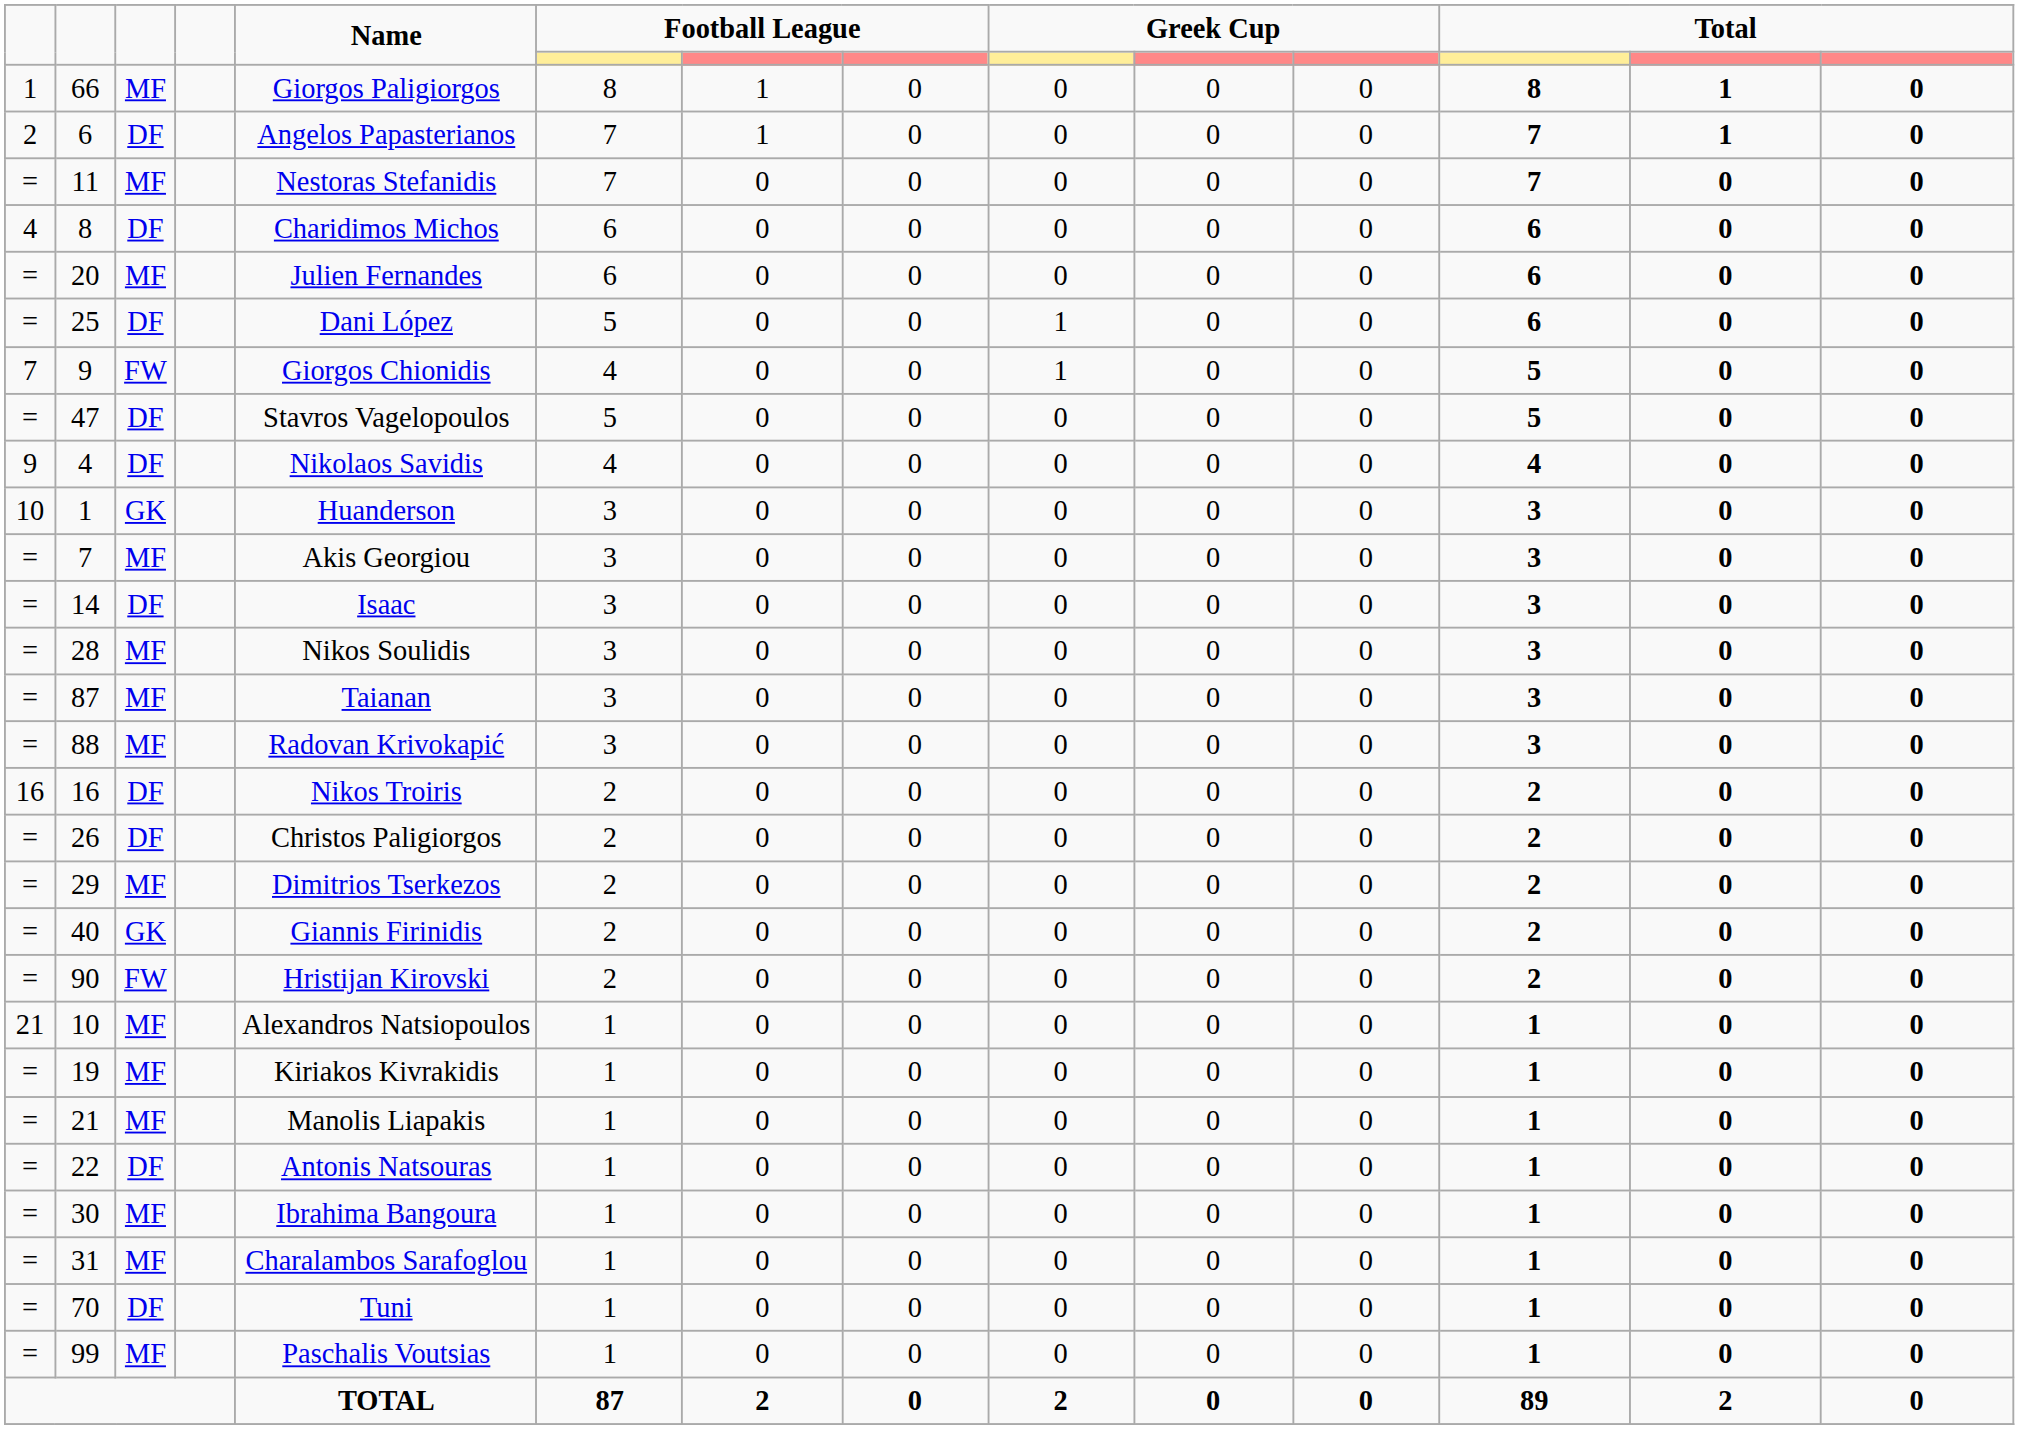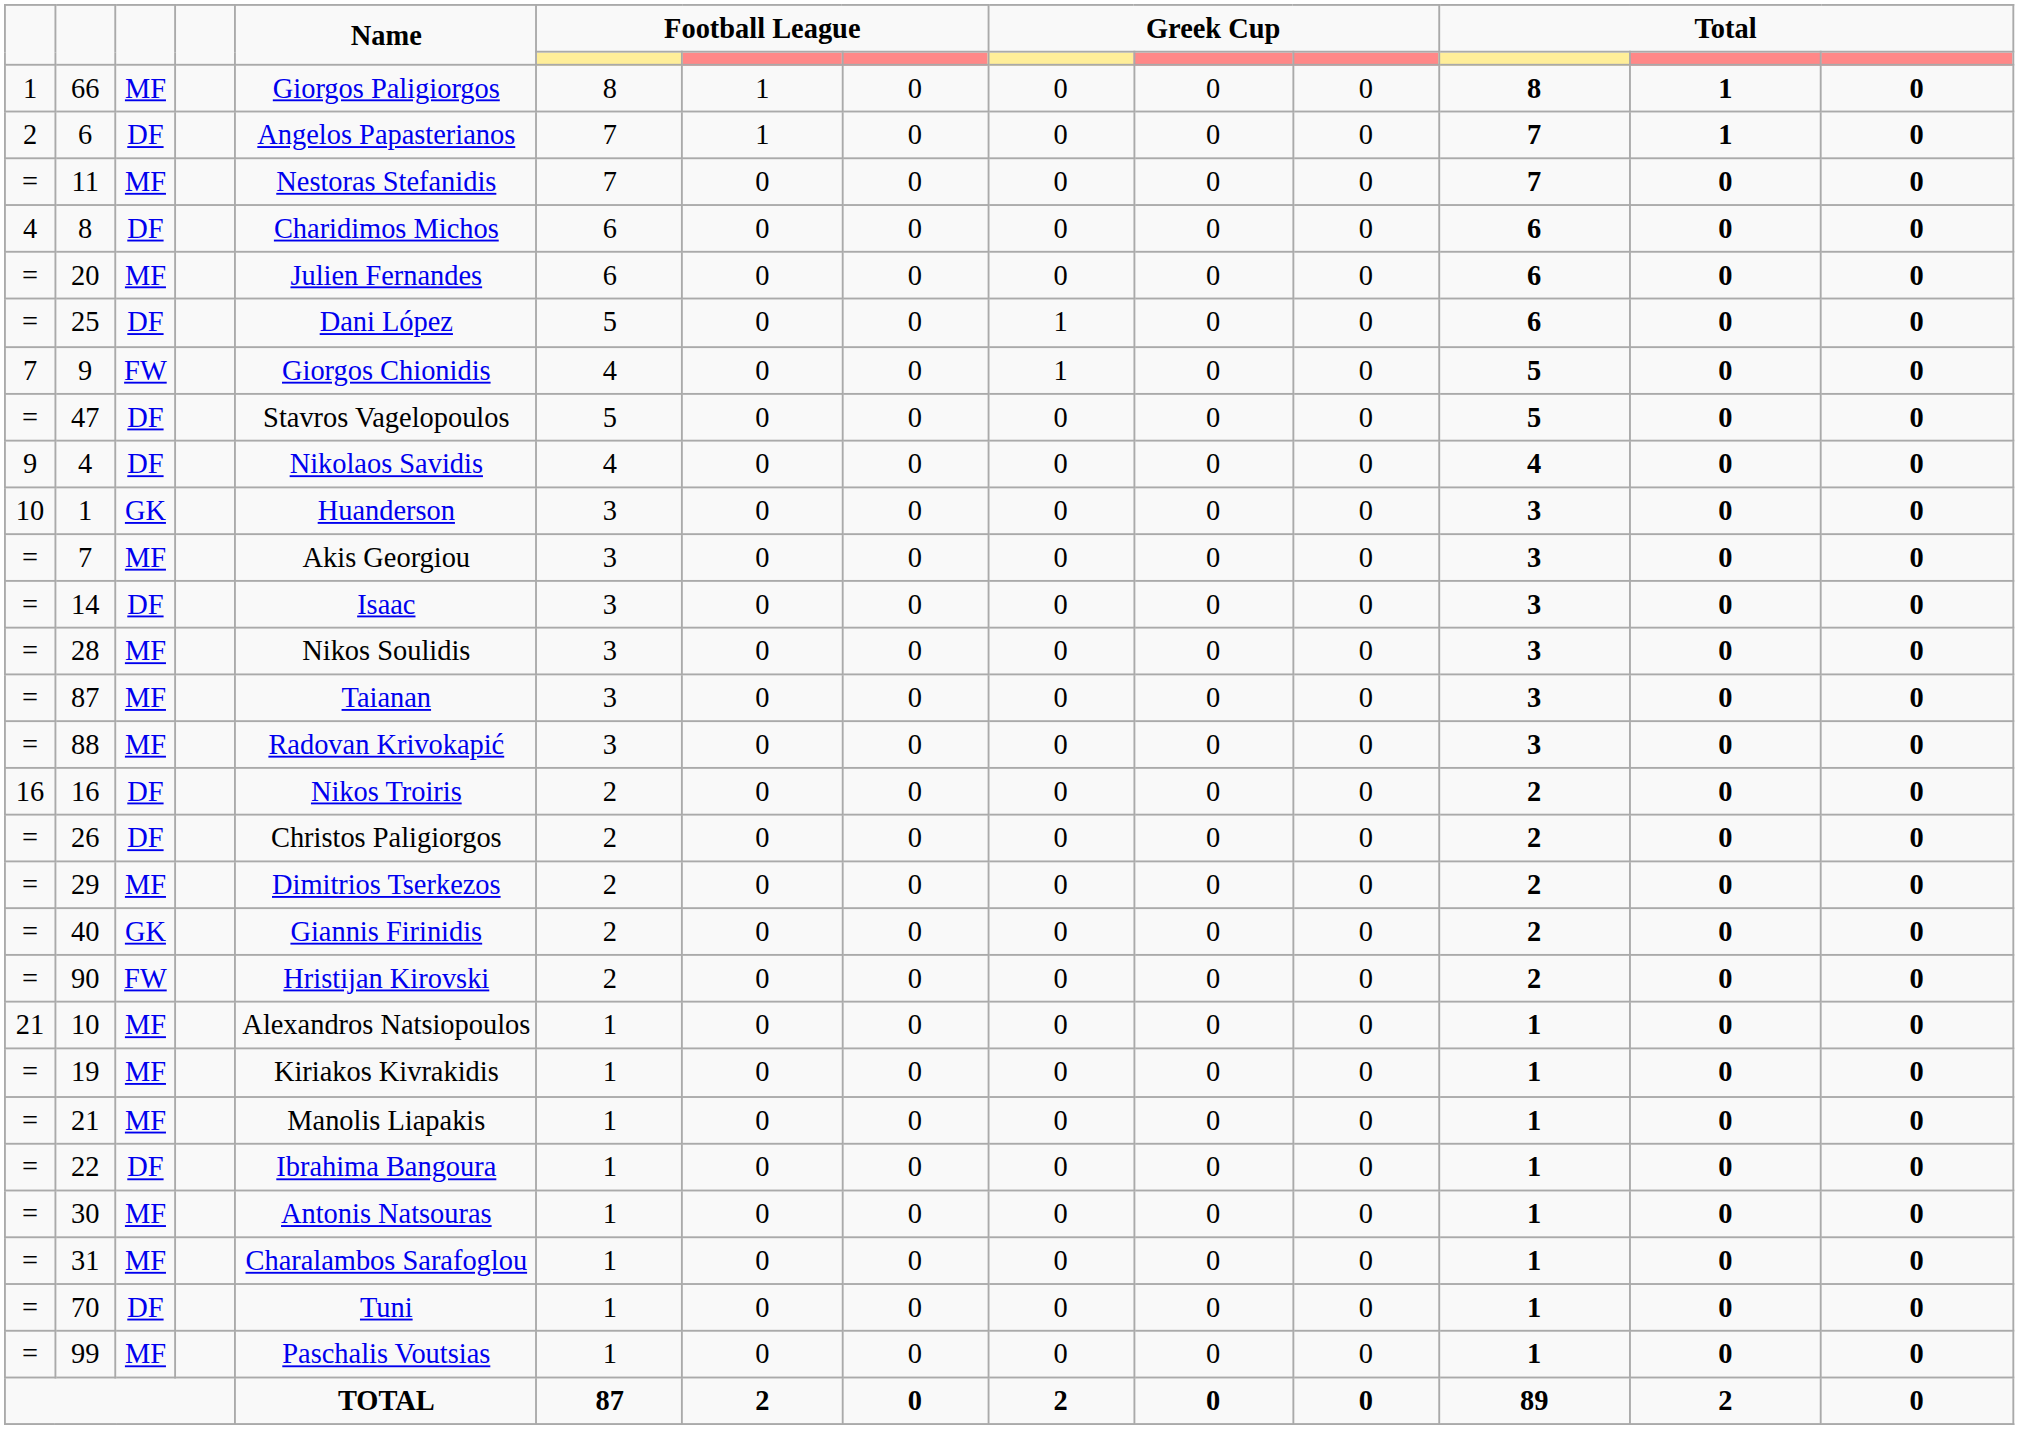(386, 1166) Antonis Natsouras -> (386, 1166) Ibrahima Bangoura
(386, 1212) Ibrahima Bangoura -> (386, 1212) Antonis Natsouras
